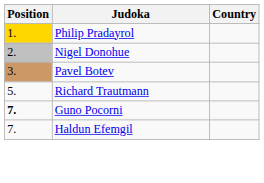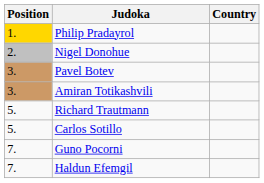+ row: (104, 91)
+ row: (88, 129)
(12, 110) bold -> (12, 149) normal
